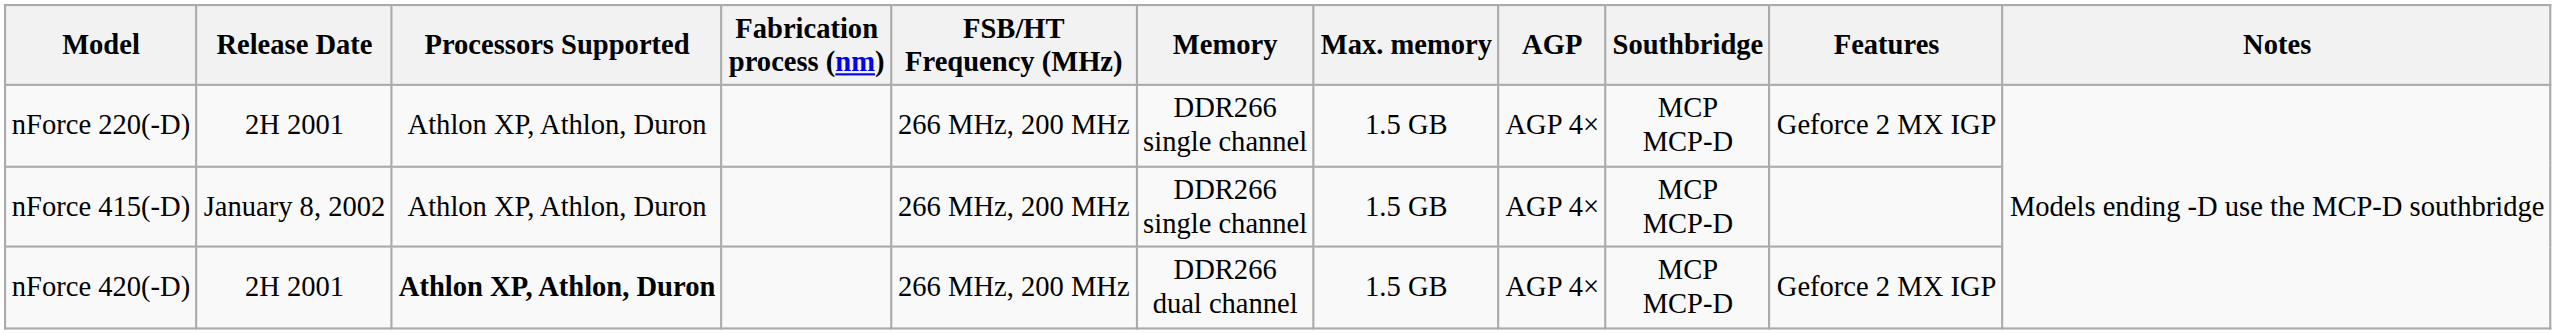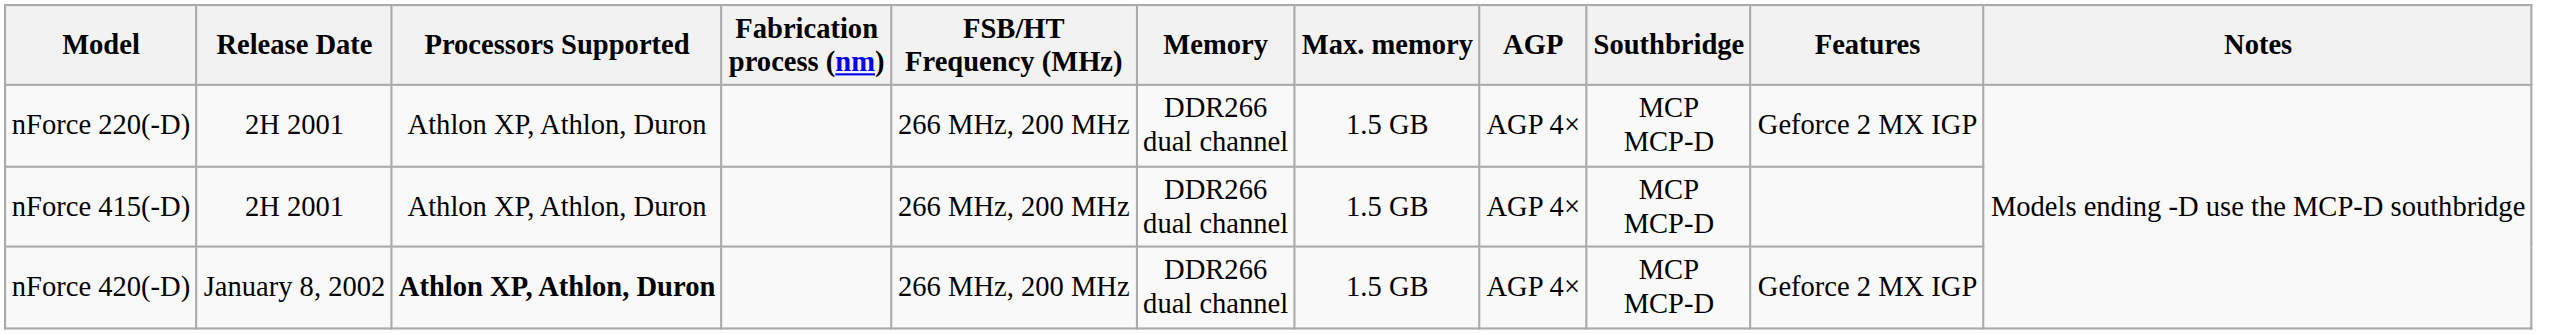(1225, 125) DDR266 single channel -> (1216, 125) DDR266 dual channel
(294, 205) January 8, 2002 -> (294, 205) 2H 2001
(1225, 205) DDR266 single channel -> (1216, 205) DDR266 dual channel
(294, 286) 2H 2001 -> (294, 286) January 8, 2002
